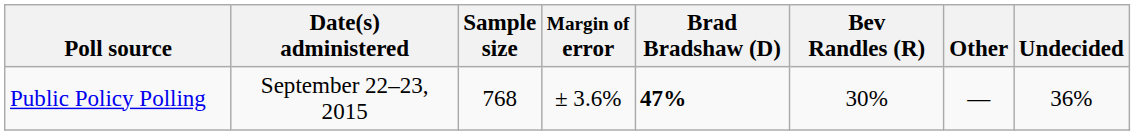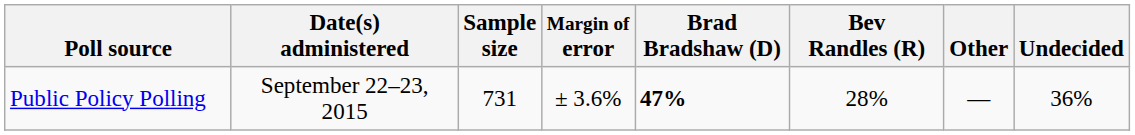(500, 98) 768 -> (500, 98) 731
(867, 98) 30% -> (867, 98) 28%
